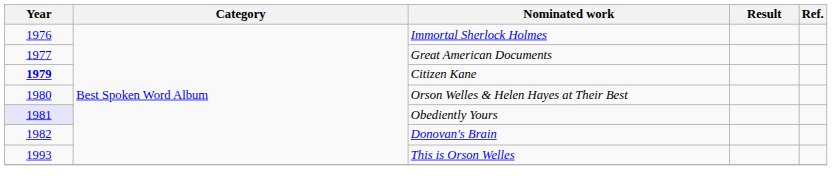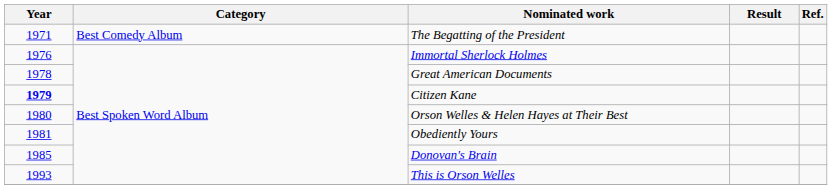+ row: (488, 34)
(39, 54) 1977 -> (39, 74) 1978
(39, 114) lavender background -> (39, 134) no background
(39, 134) 1982 -> (39, 154) 1985
